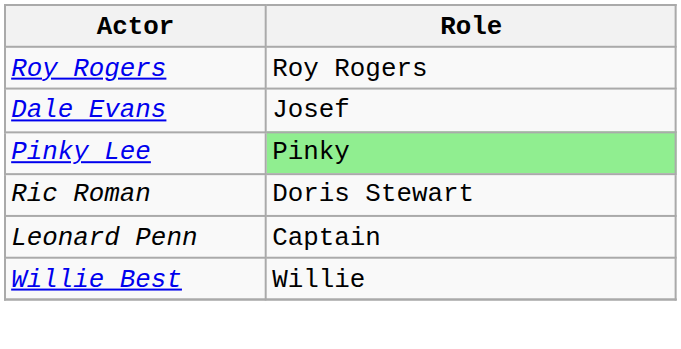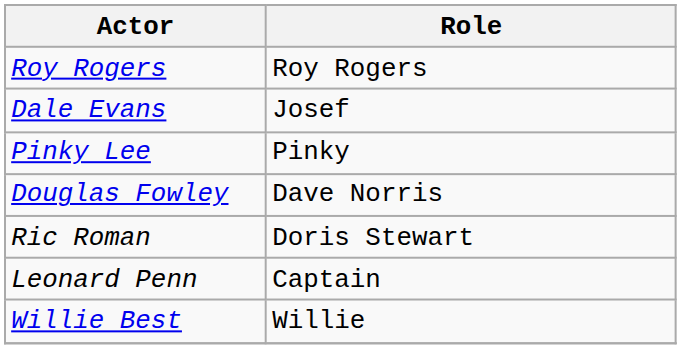(311, 153) lightgreen background -> (311, 153) no background
+ row: (120, 195)
